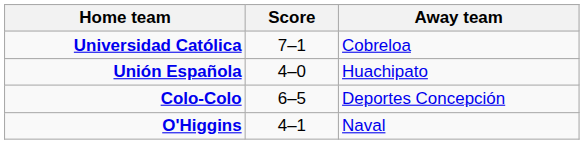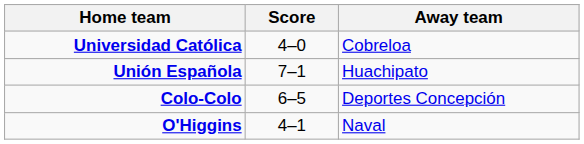(292, 44) 7–1 -> (292, 44) 4–0
(292, 71) 4–0 -> (292, 71) 7–1
